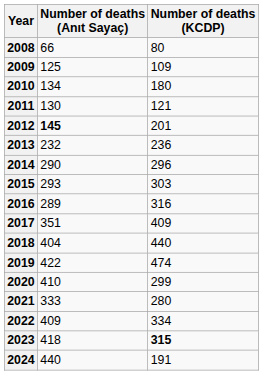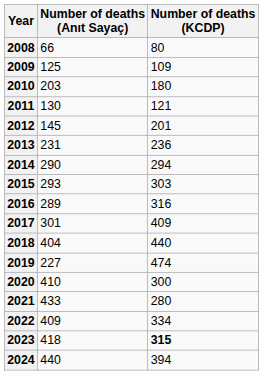(51, 86) 134 -> (51, 86) 203
(51, 125) bold -> (51, 125) normal
(51, 145) 232 -> (51, 145) 231
(161, 164) 296 -> (161, 164) 294
(51, 223) 351 -> (51, 223) 301
(51, 262) 422 -> (51, 262) 227
(161, 282) 299 -> (161, 282) 300
(51, 301) 333 -> (51, 301) 433
(161, 360) 191 -> (161, 360) 394
